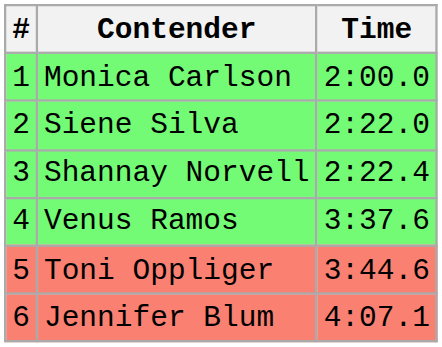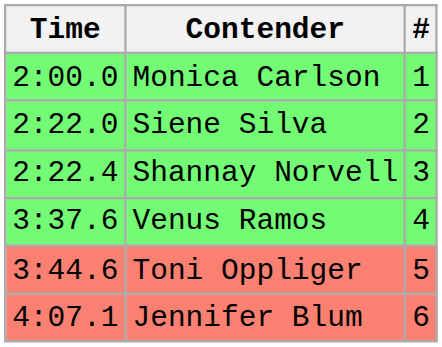columns swapped: (21, 29) <-> (377, 29)
